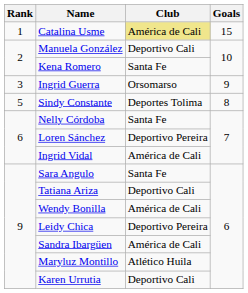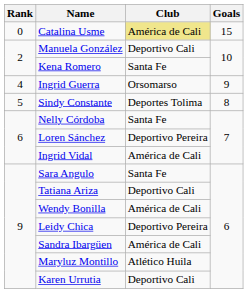(20, 31) 1 -> (20, 31) 0
(20, 84) 3 -> (20, 84) 4
